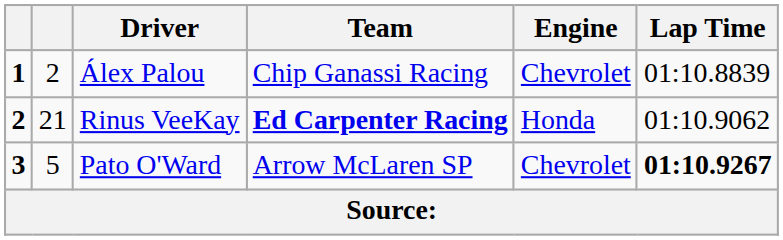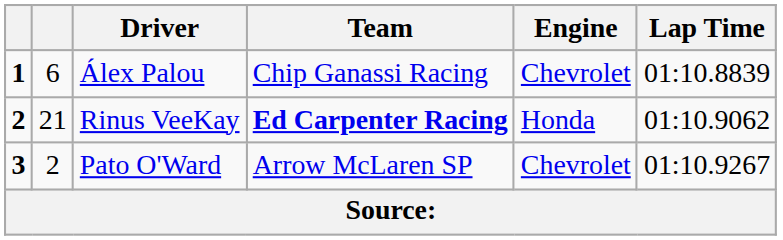(53, 73) 2 -> (53, 73) 6
(53, 165) 5 -> (53, 165) 2
(708, 165) bold -> (707, 165) normal
